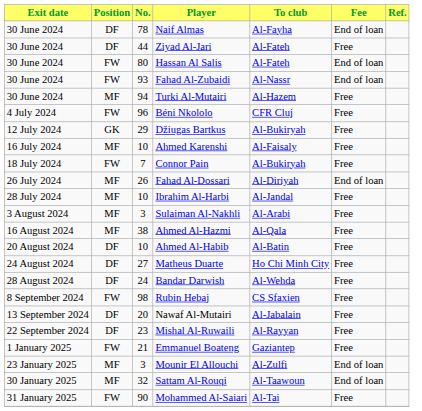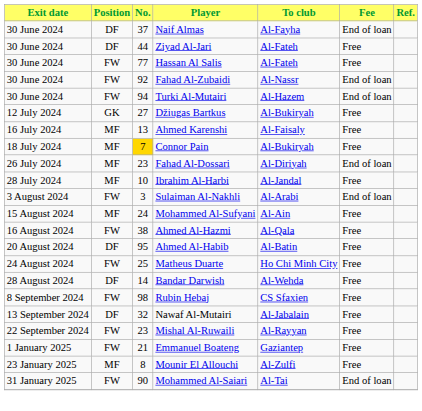(143, 29) 78 -> (143, 29) 37
(143, 63) 80 -> (143, 63) 77
(359, 63) End of loan -> (352, 63) Free
(143, 79) 93 -> (143, 79) 92
(112, 96) MF -> (112, 96) FW
(343, 96) Free -> (367, 96) End of loan
- row: (184, 113)
(143, 130) 29 -> (143, 113) 27
(143, 146) 10 -> (143, 130) 13
(112, 163) FW -> (112, 146) MF
(143, 163) no background -> (143, 146) gold background
(143, 180) 26 -> (143, 163) 23
(112, 213) MF -> (112, 197) FW
(343, 213) Free -> (367, 197) End of loan
+ row: (205, 213)
(112, 230) MF -> (112, 230) FW
(143, 247) 10 -> (143, 247) 95
(112, 264) DF -> (112, 264) FW
(143, 264) 27 -> (143, 264) 25
(143, 280) 24 -> (143, 280) 14
(143, 314) 20 -> (143, 314) 32
(112, 331) DF -> (112, 331) FW
(143, 364) 3 -> (143, 364) 8
(359, 364) End of loan -> (352, 364) Free
- row: (191, 381)
(343, 398) Free -> (367, 381) End of loan
